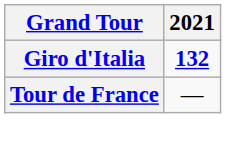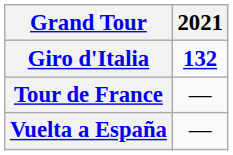+ row: (88, 130)
